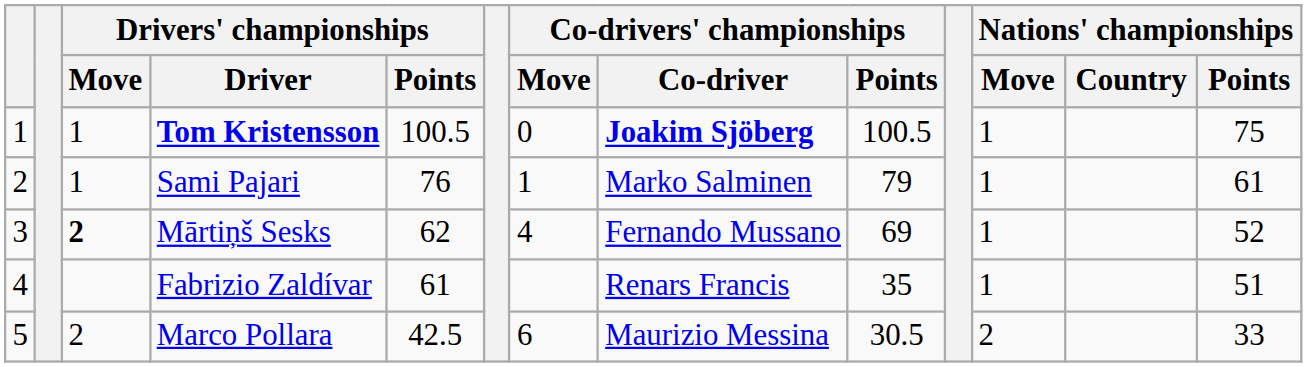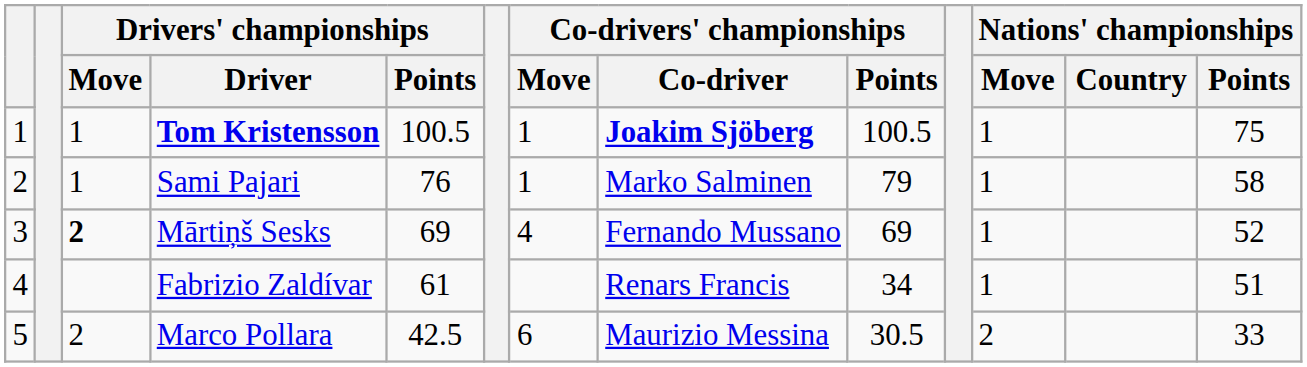(525, 131) 0 -> (525, 131) 1
(1249, 182) 61 -> (1249, 182) 58
(435, 233) 62 -> (435, 233) 69
(897, 284) 35 -> (897, 284) 34
